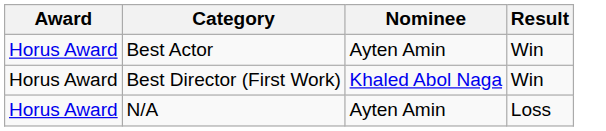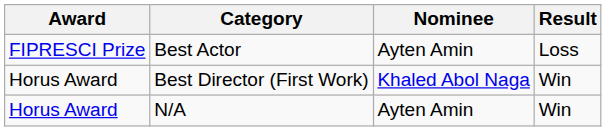(63, 49) Horus Award -> (77, 49) FIPRESCI Prize
(527, 49) Win -> (559, 49) Loss
(531, 110) Loss -> (555, 110) Win
